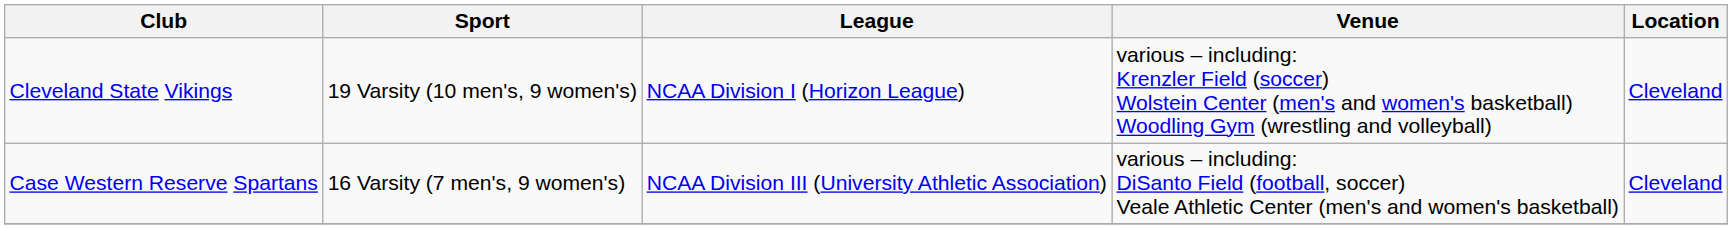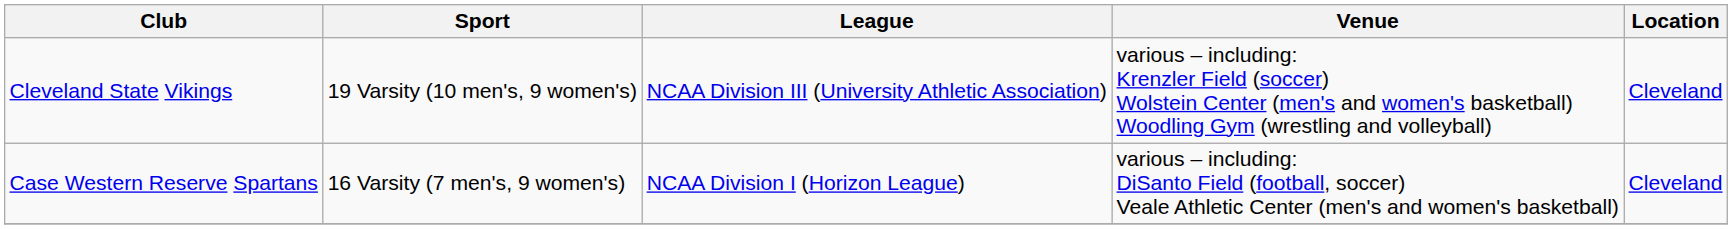(806, 90) NCAA Division I (Horizon League) -> (877, 90) NCAA Division III (University Athletic Association)
(877, 183) NCAA Division III (University Athletic Association) -> (806, 183) NCAA Division I (Horizon League)
